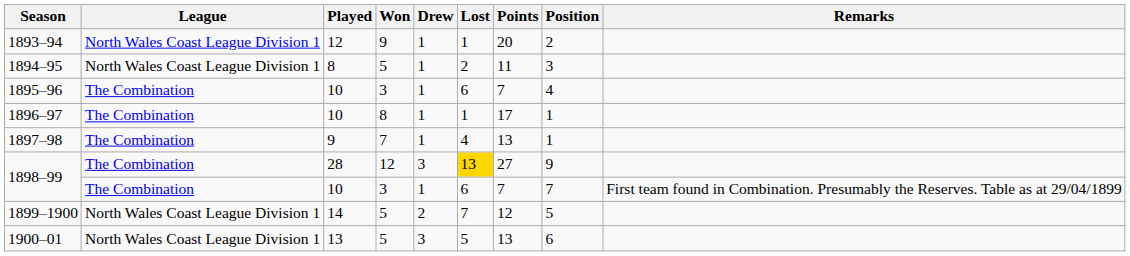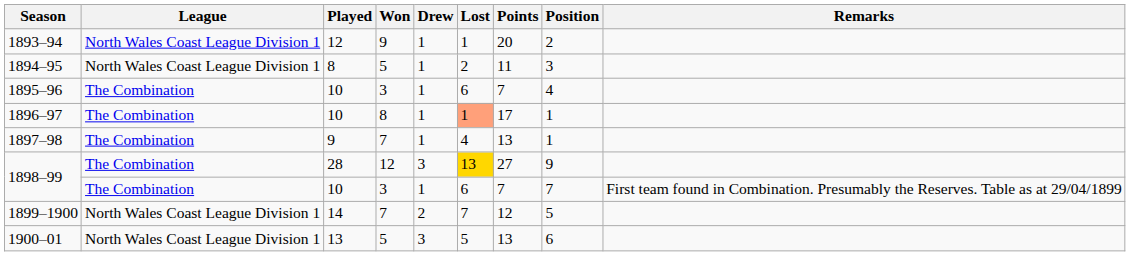(464, 115) no background -> (464, 115) lightsalmon background
(383, 213) 5 -> (383, 213) 7
